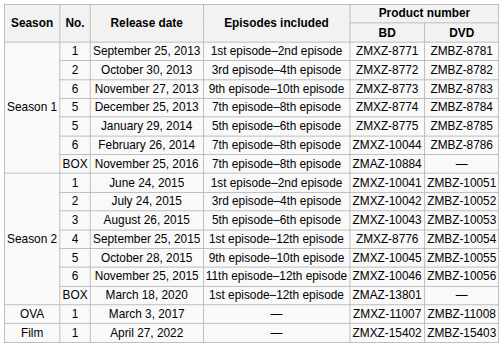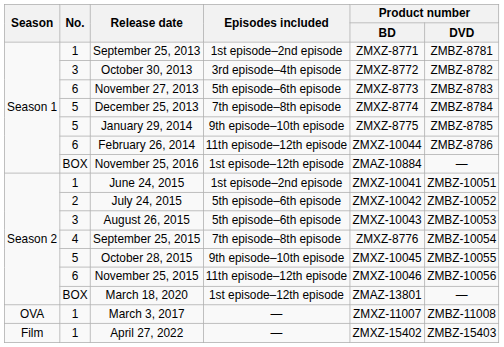(75, 70) 2 -> (75, 70) 3
(276, 88) 9th episode–10th episode -> (276, 88) 5th episode–6th episode
(276, 126) 5th episode–6th episode -> (276, 126) 9th episode–10th episode
(276, 145) 7th episode–8th episode -> (276, 145) 11th episode–12th episode
(276, 164) 7th episode–8th episode -> (276, 164) 1st episode–12th episode
(276, 201) 3rd episode–4th episode -> (276, 201) 5th episode–6th episode
(276, 239) 1st episode–12th episode -> (276, 239) 7th episode–8th episode
